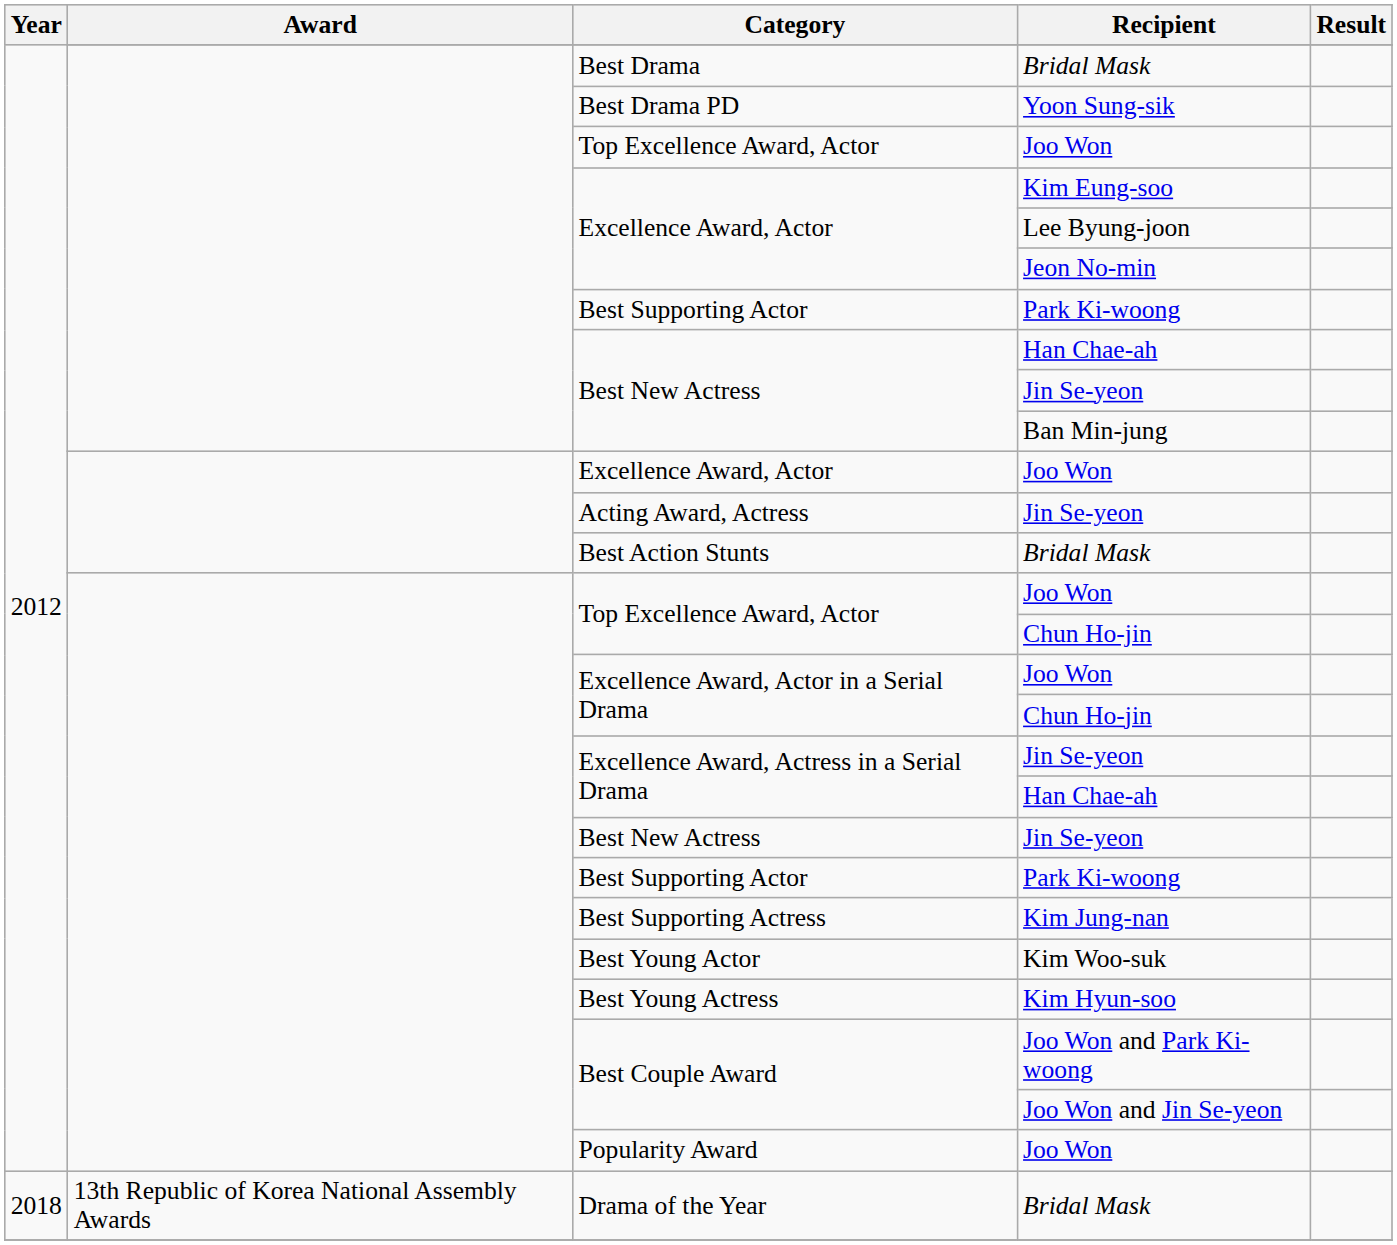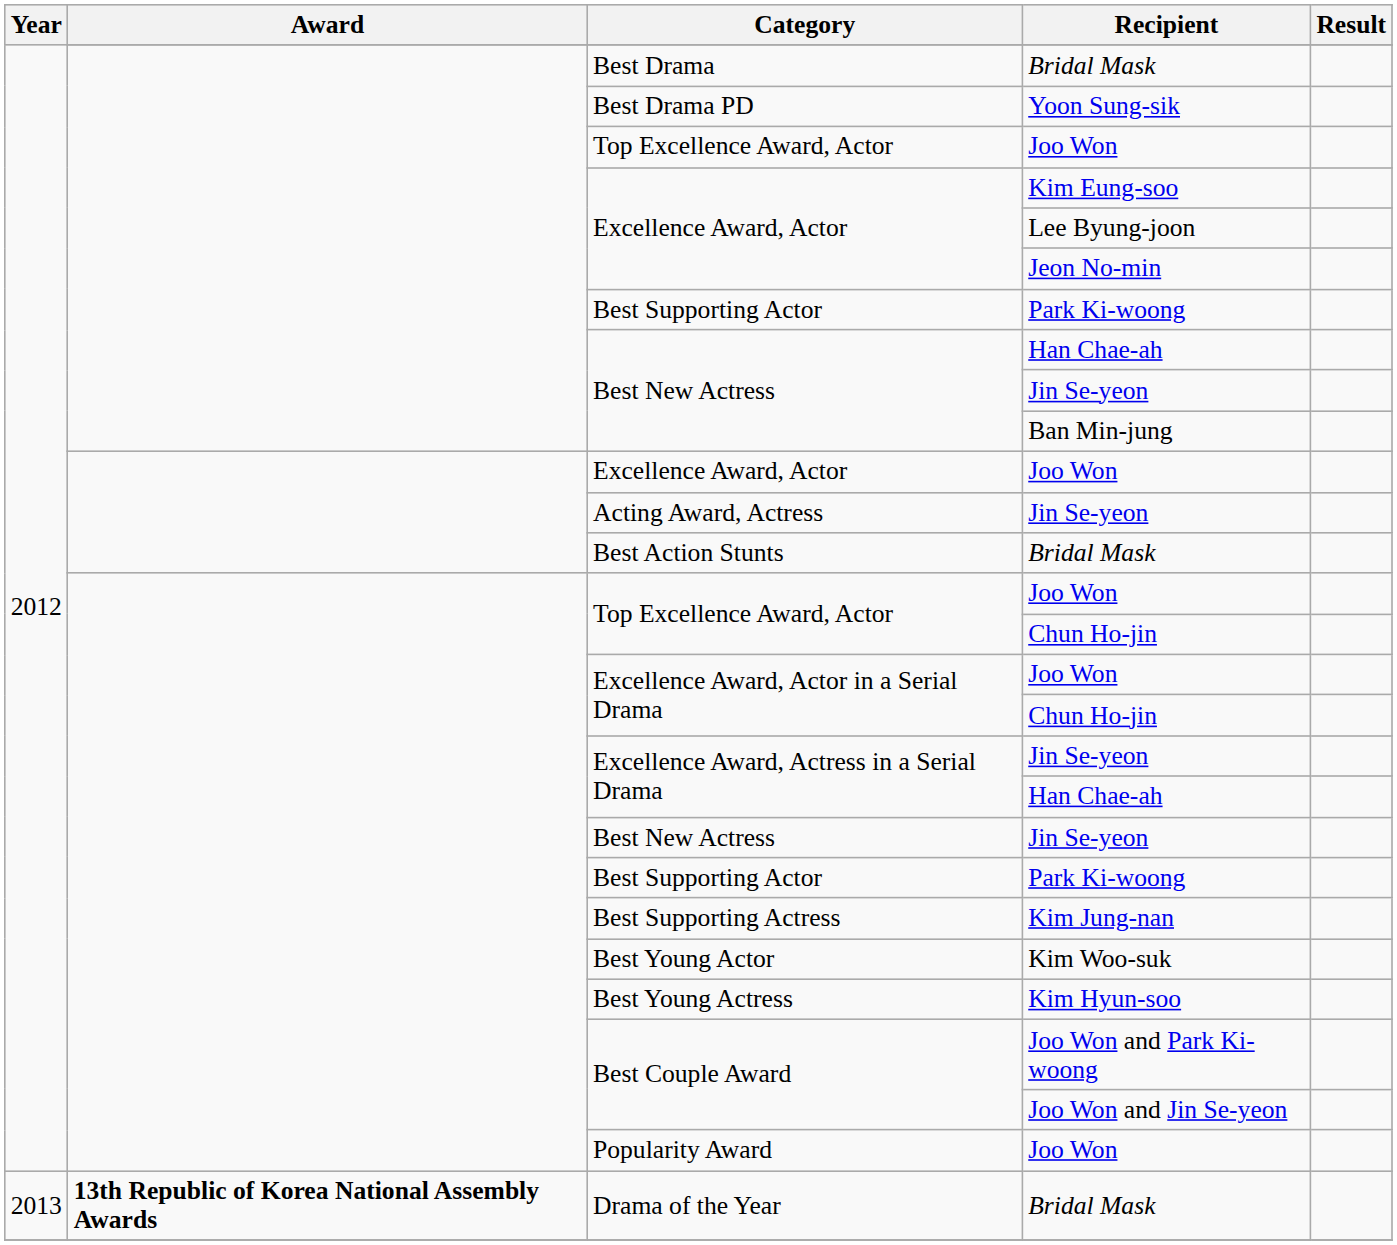(36, 1204) 2018 -> (36, 1204) 2013
(295, 1204) normal -> (306, 1204) bold
